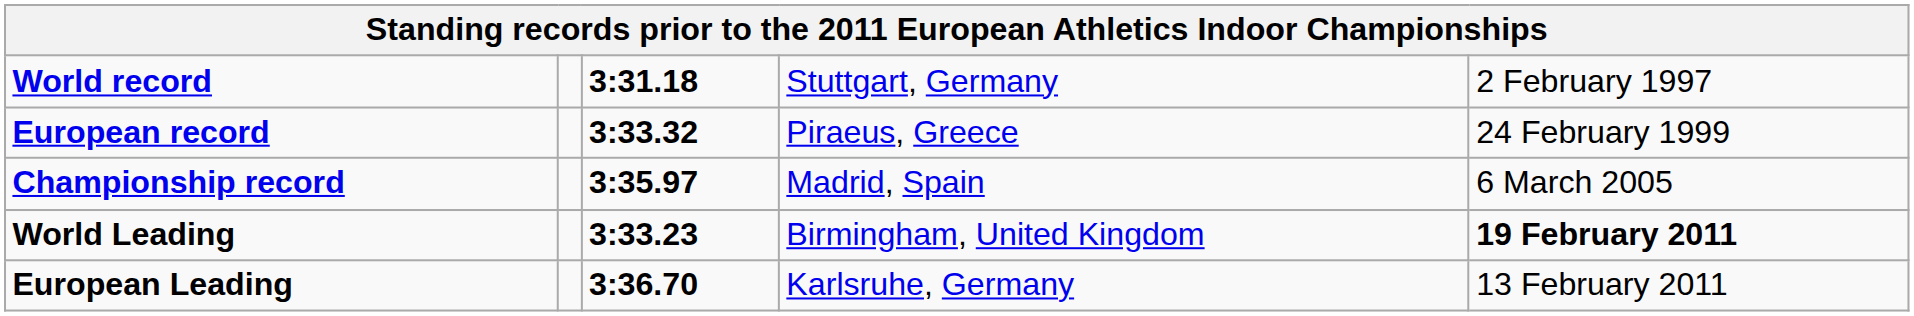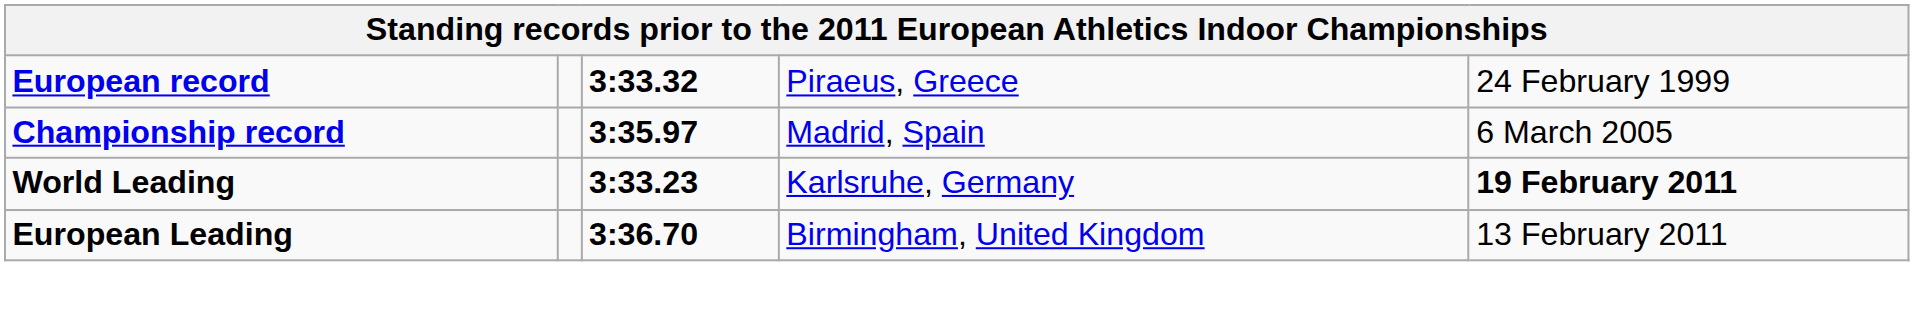- row: (112, 81)
(995, 234) Birmingham, United Kingdom -> (930, 183) Karlsruhe, Germany
(930, 285) Karlsruhe, Germany -> (995, 234) Birmingham, United Kingdom
